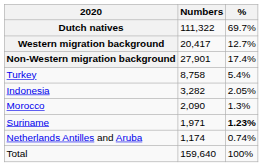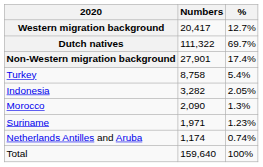rows swapped: (91, 28) <-> (91, 43)
(242, 122) bold -> (242, 122) normal
